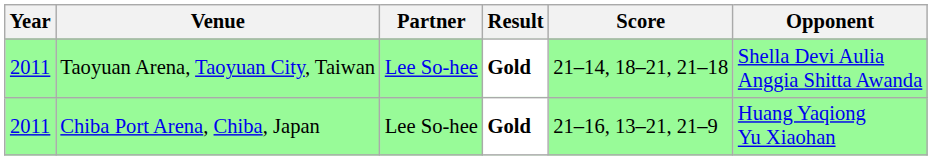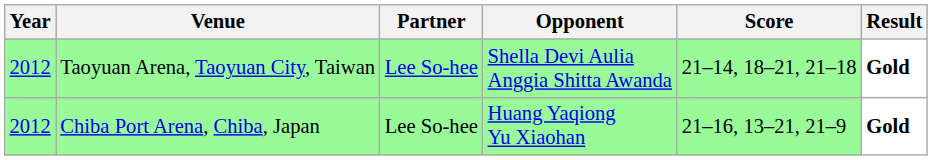columns swapped: (830, 21) <-> (516, 21)
(30, 67) 2011 -> (30, 67) 2012
(30, 126) 2011 -> (30, 126) 2012
